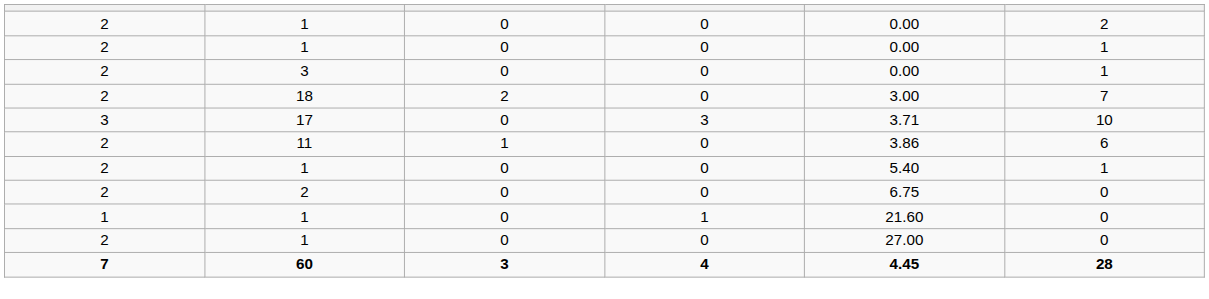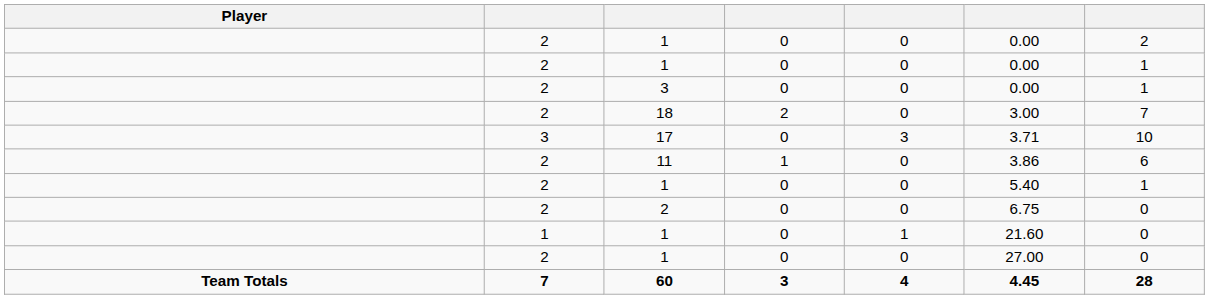+ column: (244, 16)
